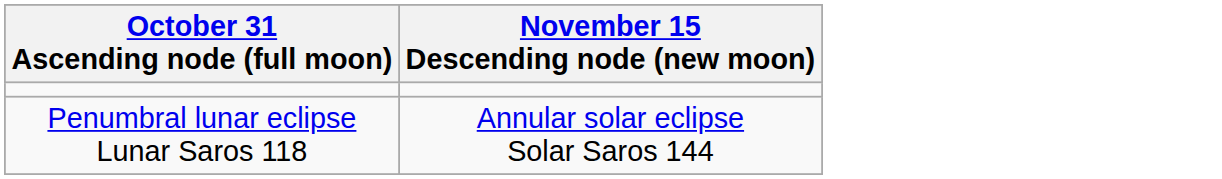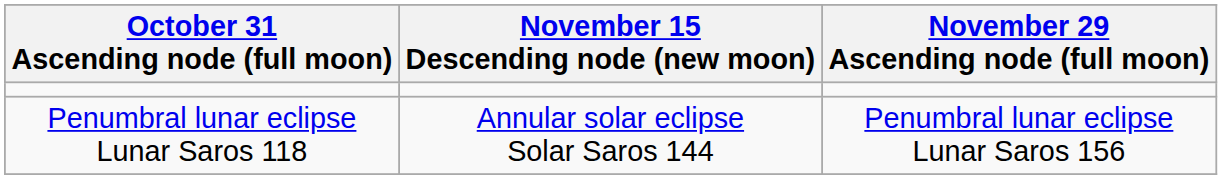+ column: (1019, 43)
